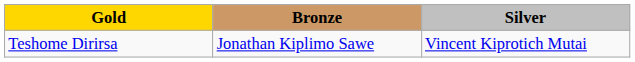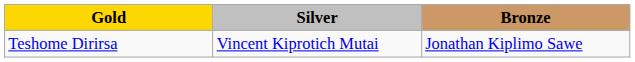columns swapped: (525, 17) <-> (317, 17)
